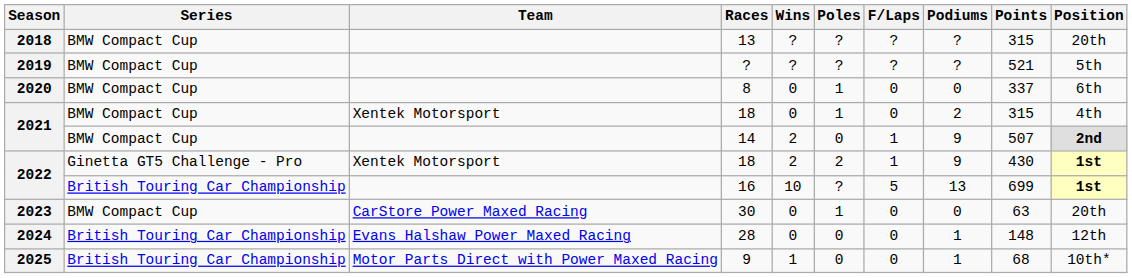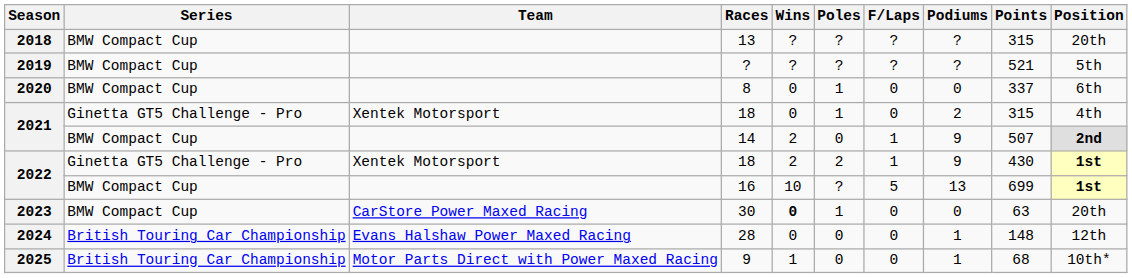(133, 114) BMW Compact Cup -> (185, 114) Ginetta GT5 Challenge - Pro
(206, 187) British Touring Car Championship -> (133, 187) BMW Compact Cup
(793, 211) normal -> (793, 211) bold
